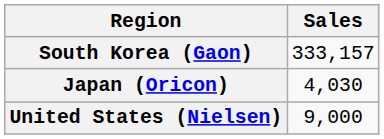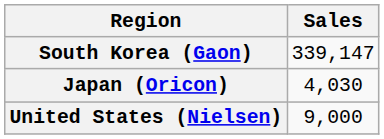(333, 53) 333,157 -> (333, 53) 339,147
